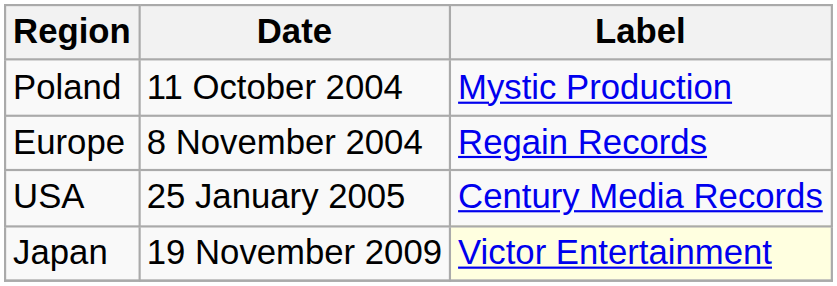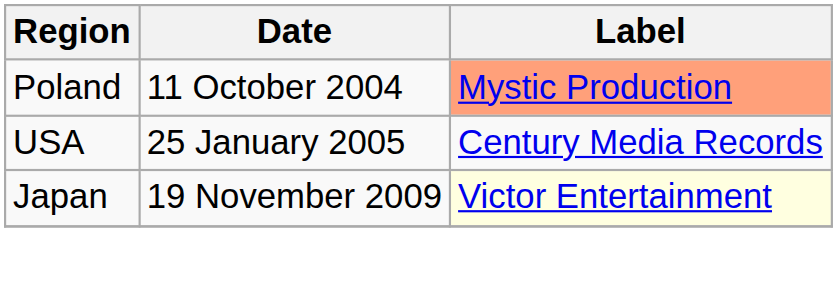(595, 87) no background -> (595, 87) lightsalmon background
- row: (69, 142)
